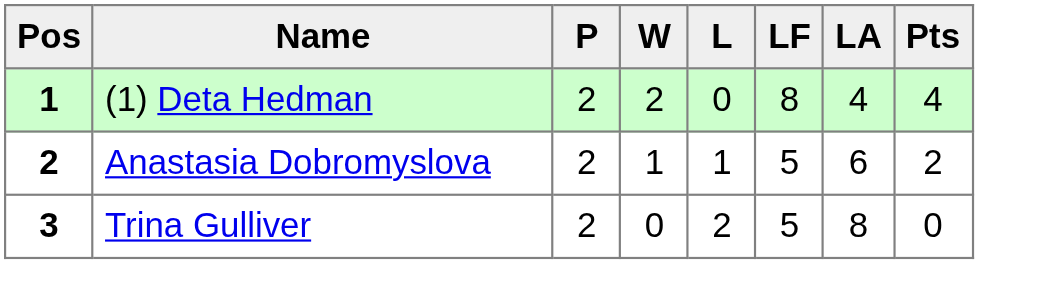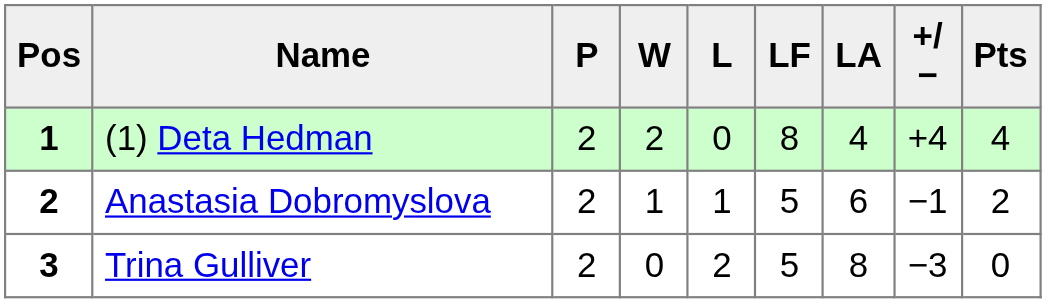+ column: (928, 55)
